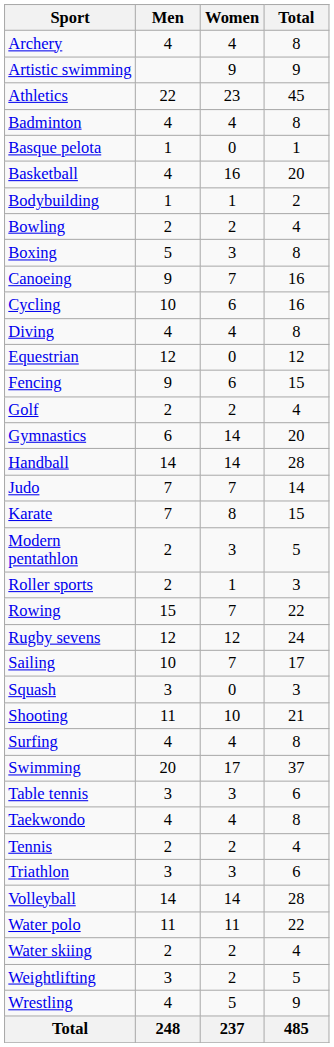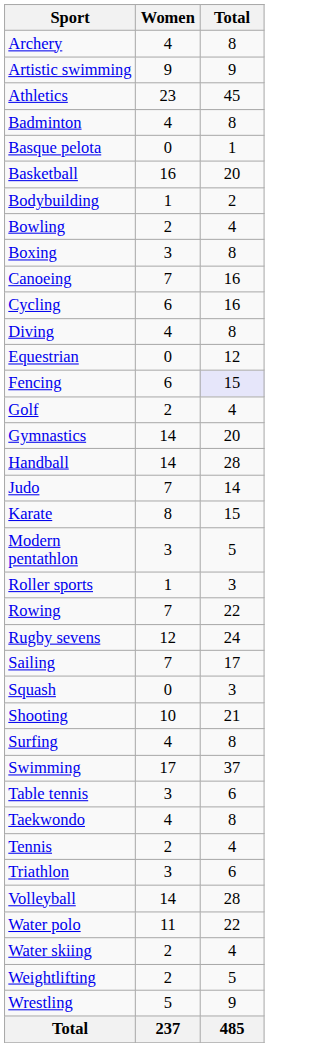- column: (168, 17)
(296, 383) no background -> (232, 383) lavender background
